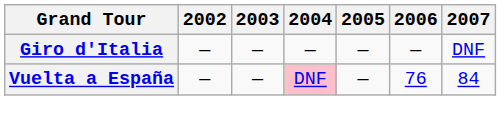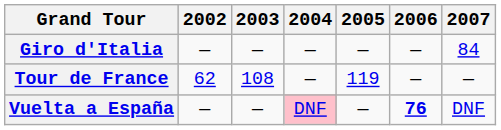(469, 50) DNF -> (469, 50) 84
+ row: (92, 79)
(416, 79) normal -> (416, 109) bold
(469, 79) 84 -> (469, 109) DNF
